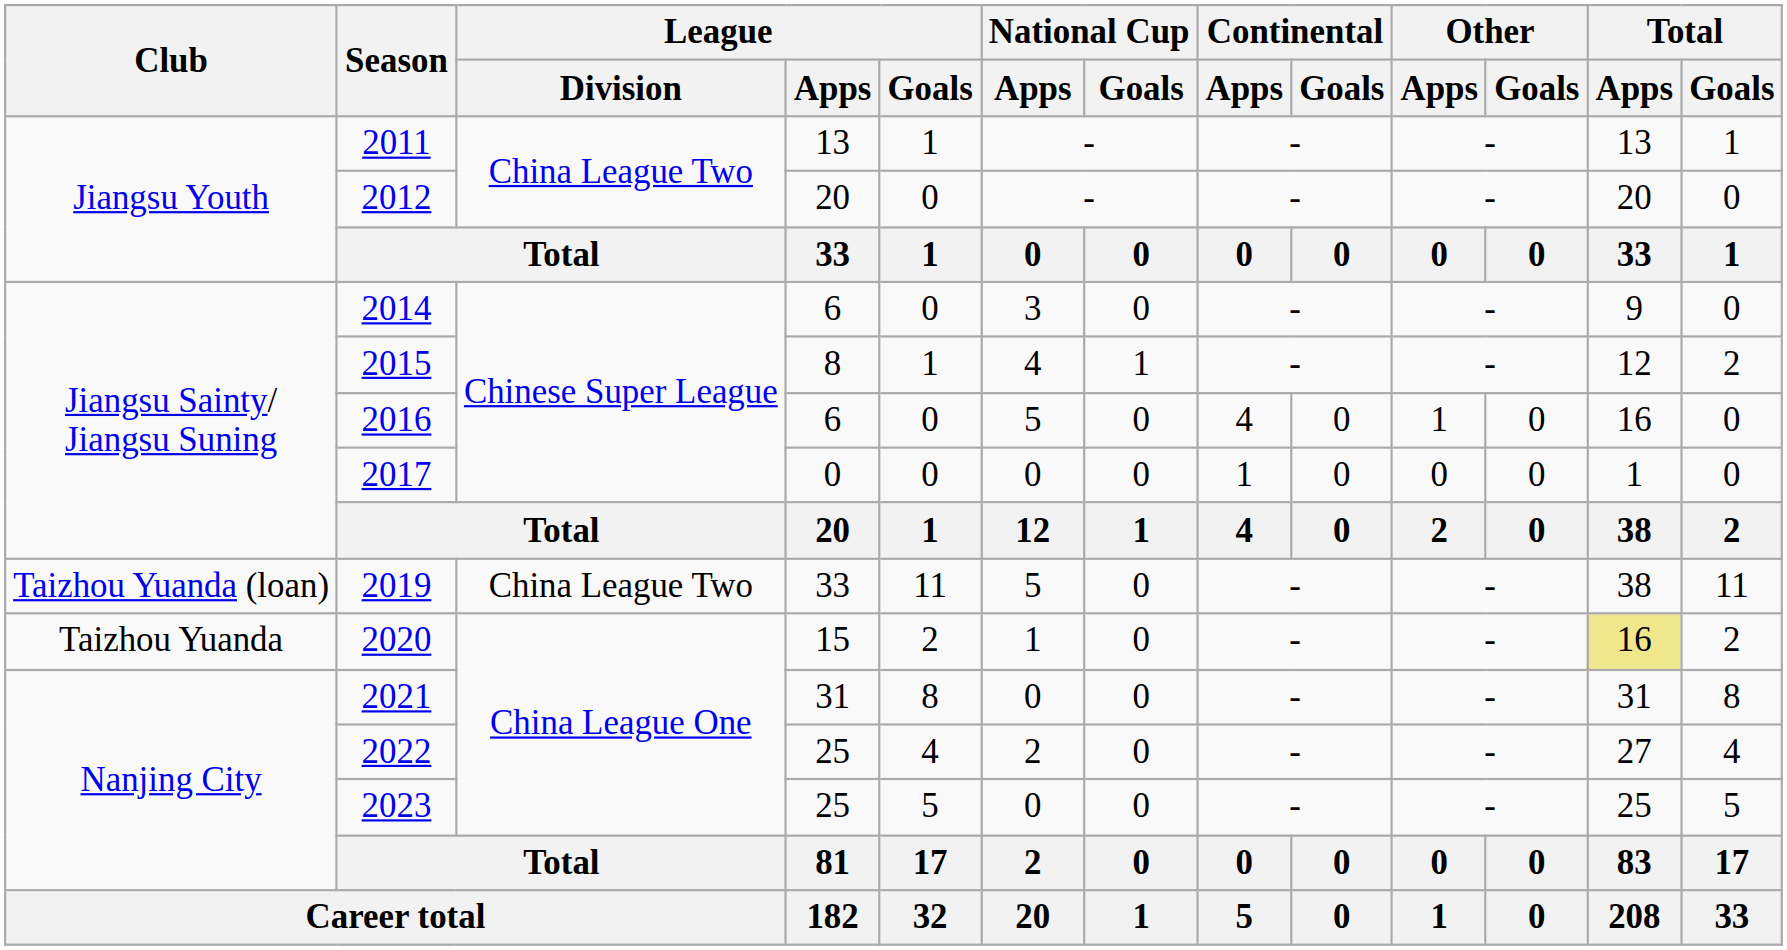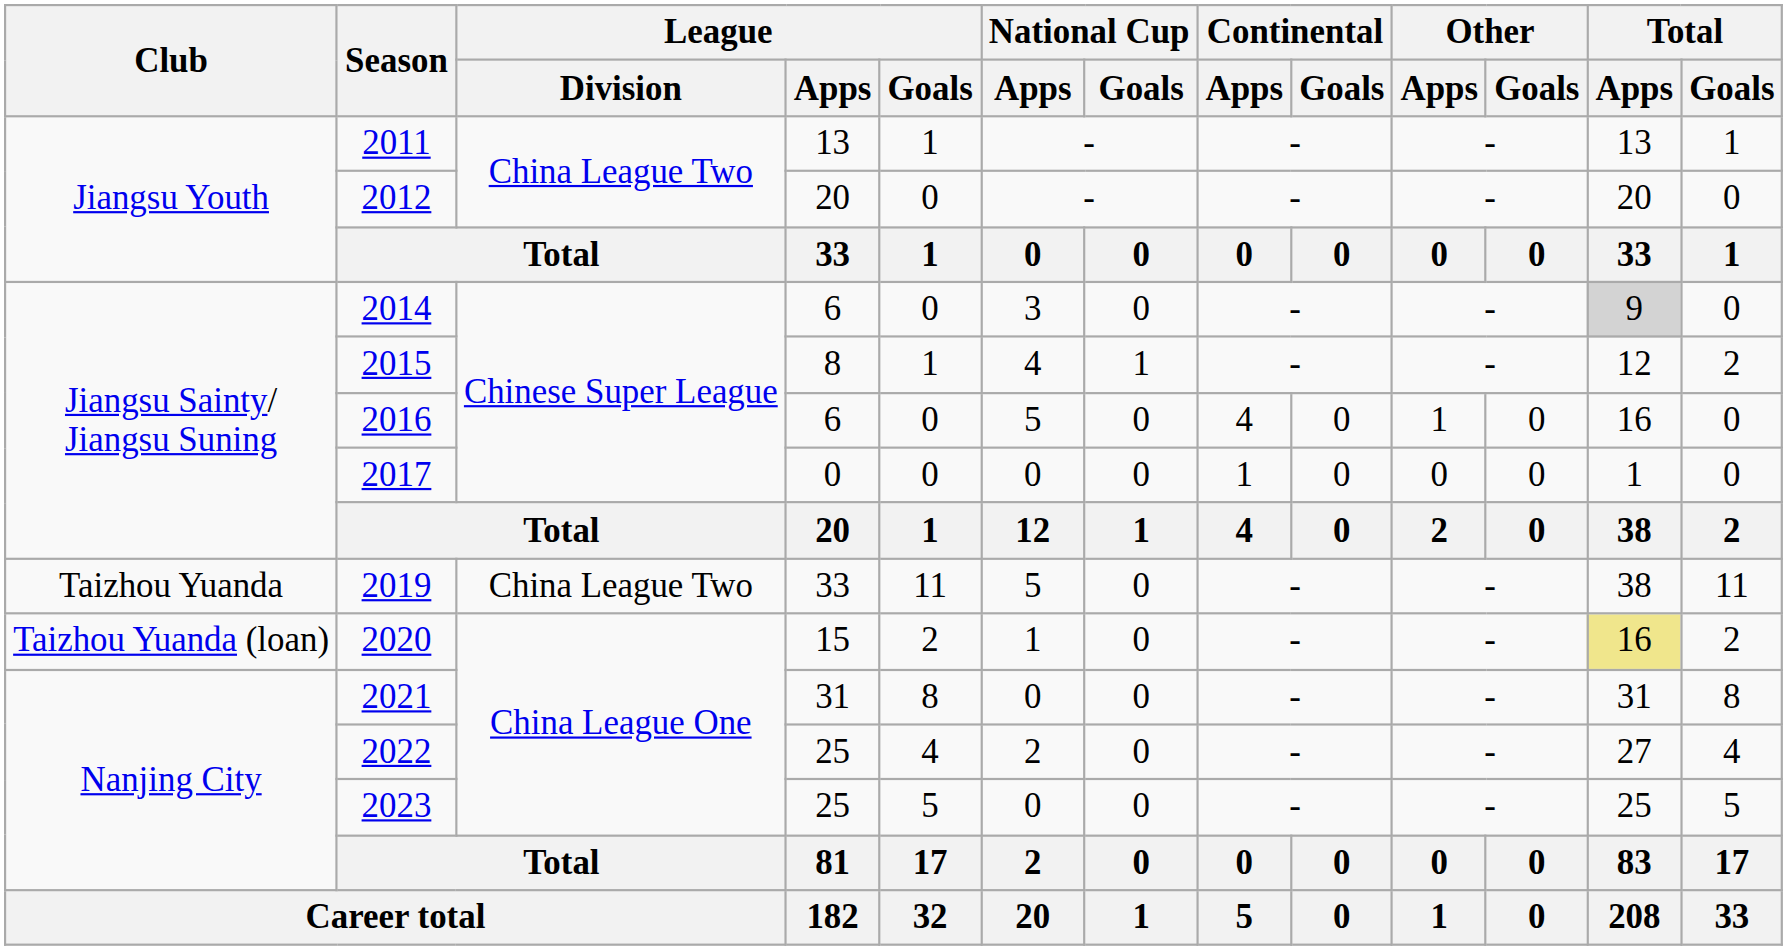(1634, 308) no background -> (1634, 308) lightgrey background
(171, 585) Taizhou Yuanda (loan) -> (171, 585) Taizhou Yuanda
(171, 640) Taizhou Yuanda -> (171, 640) Taizhou Yuanda (loan)
